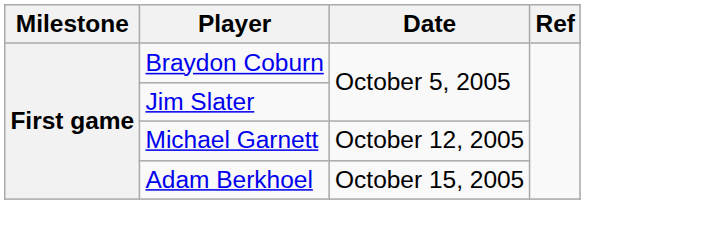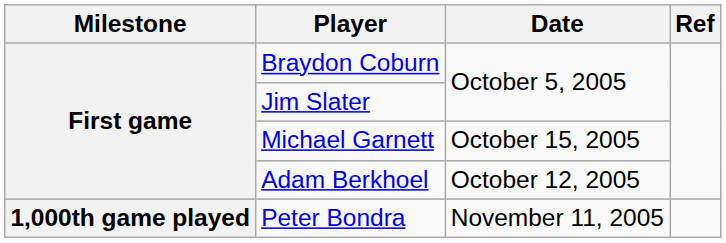(430, 140) October 12, 2005 -> (545, 140) October 15, 2005
(430, 179) October 15, 2005 -> (545, 179) October 12, 2005
+ row: (333, 218)
